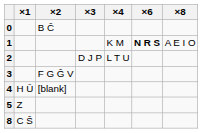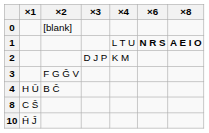(46, 27) B Ĉ -> (58, 27) [blank]
(115, 43) K M -> (123, 43) L T U
(180, 43) normal -> (186, 43) bold
(118, 58) L T U -> (121, 58) K M
(52, 89) [blank] -> (51, 89) B Ĉ
- row: (9, 105)
+ row: (12, 120)
